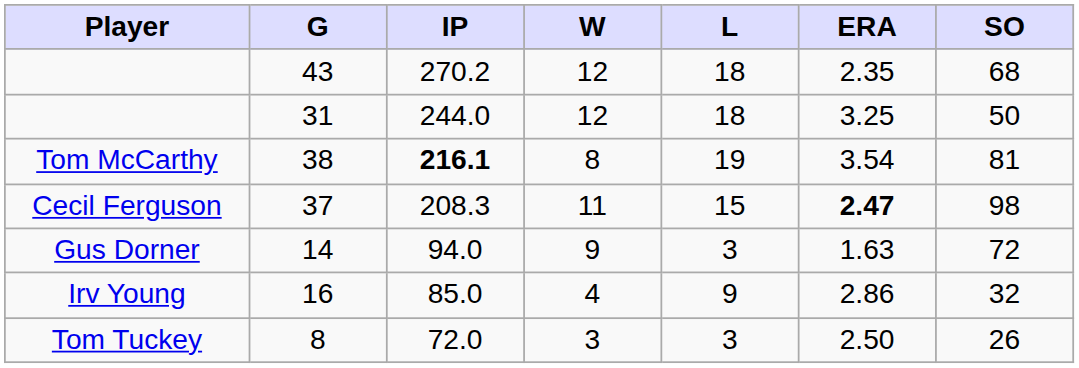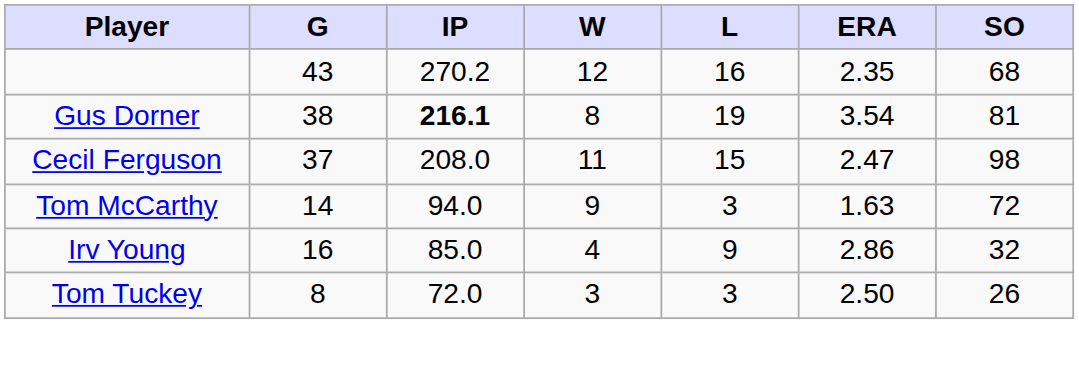(730, 71) 18 -> (730, 71) 16
- row: (318, 116)
(127, 160) Tom McCarthy -> (127, 116) Gus Dorner
(455, 205) 208.3 -> (455, 160) 208.0
(867, 205) bold -> (867, 160) normal
(127, 250) Gus Dorner -> (127, 205) Tom McCarthy
